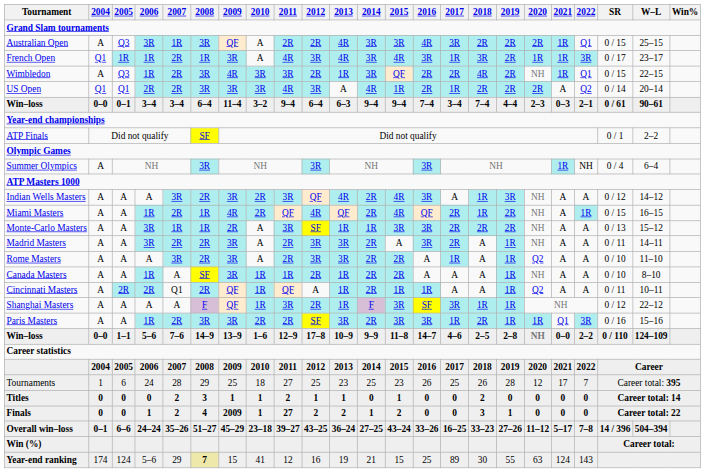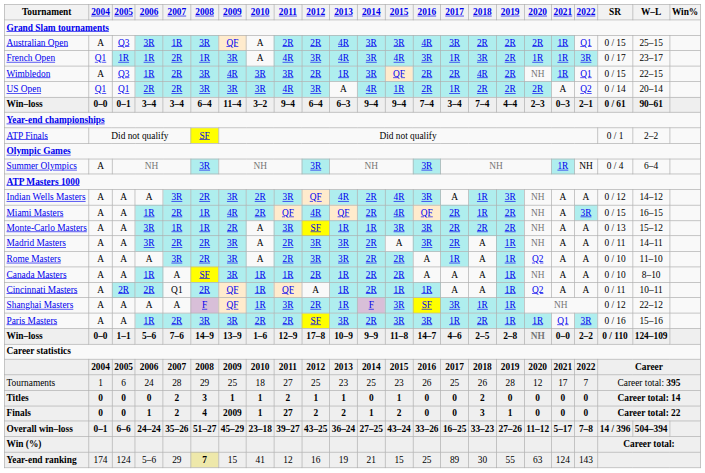(586, 213) 1R -> (586, 213) 3R
